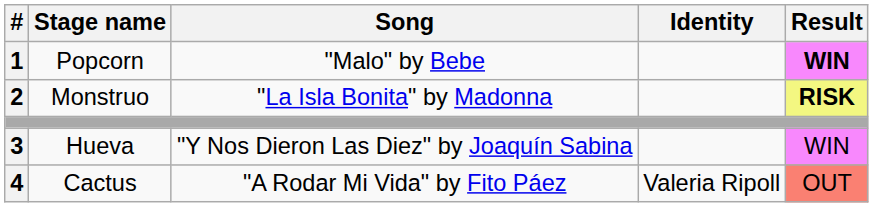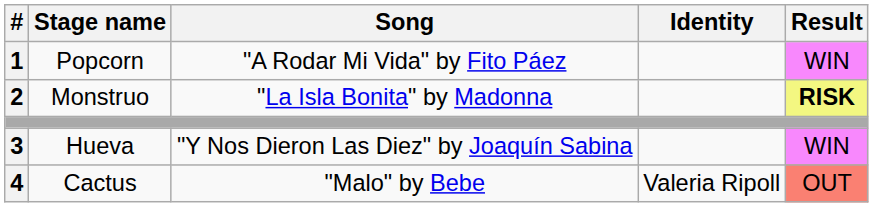(405, 60) "Malo" by Bebe -> (405, 60) "A Rodar Mi Vida" by Fito Páez
(827, 60) bold -> (827, 60) normal
(405, 183) "A Rodar Mi Vida" by Fito Páez -> (405, 183) "Malo" by Bebe
